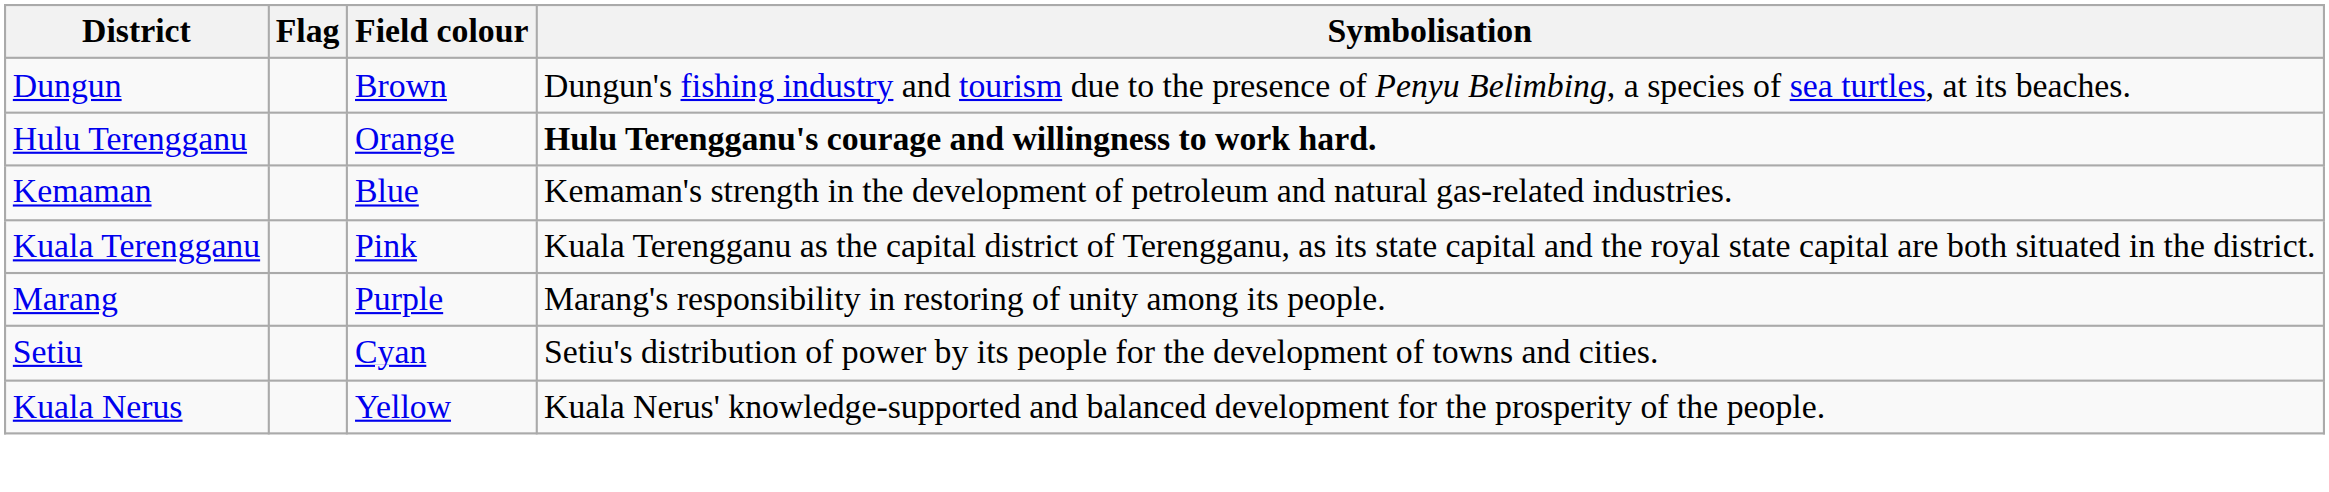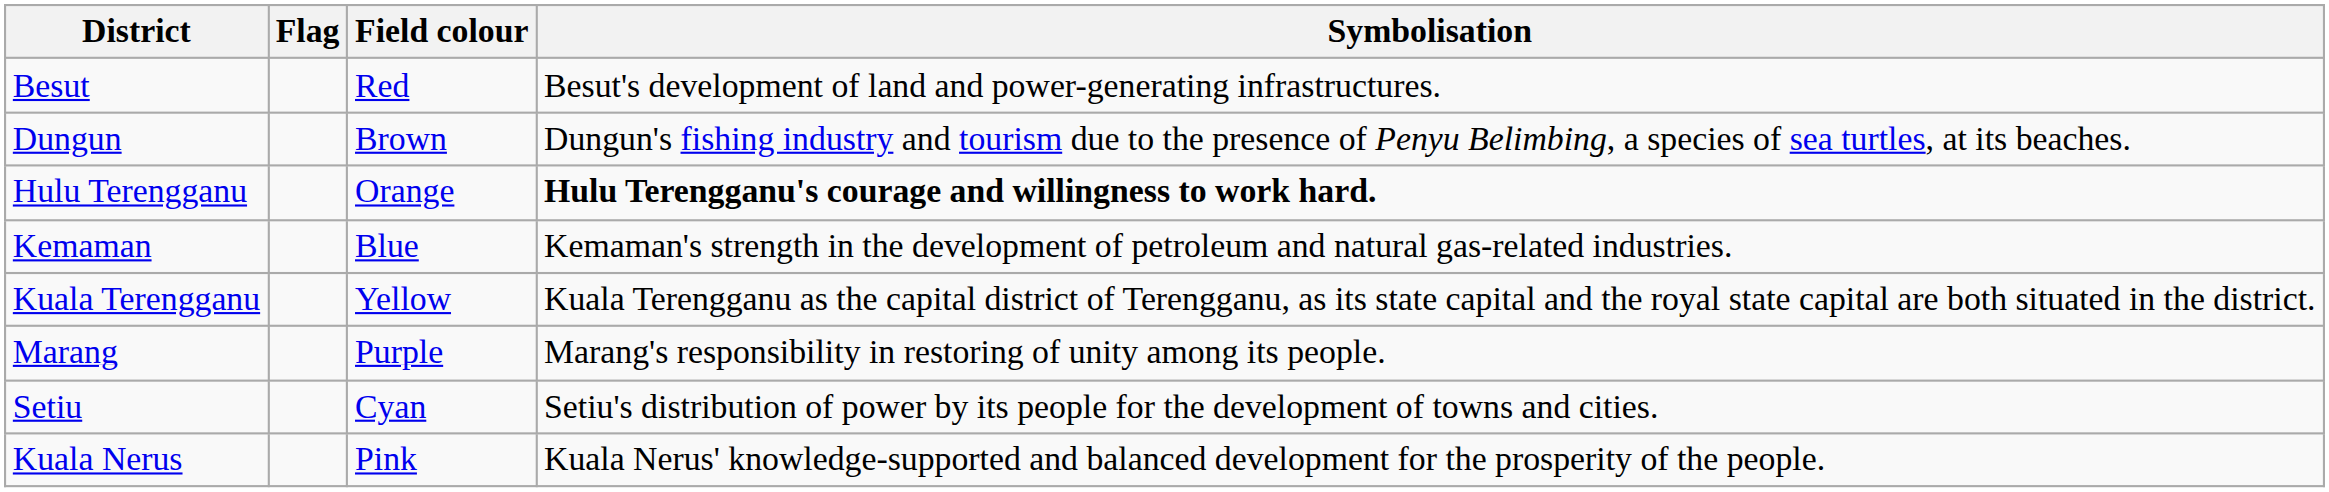+ row: (51, 84)
(386, 245) Pink -> (403, 298) Yellow
(403, 406) Yellow -> (386, 459) Pink
